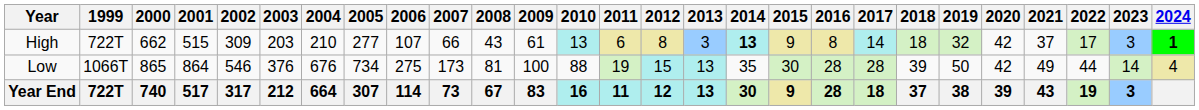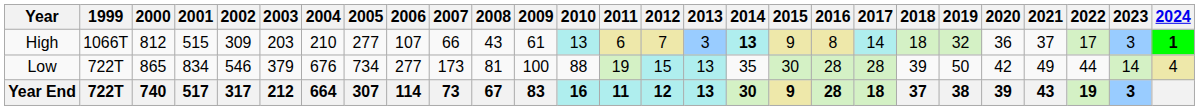(106, 42) 722T -> (106, 42) 1066T
(153, 42) 662 -> (153, 42) 812
(663, 42) 8 -> (663, 42) 7
(1003, 42) 42 -> (1003, 42) 36
(106, 67) 1066T -> (106, 67) 722T
(196, 67) 864 -> (196, 67) 834
(281, 67) 376 -> (281, 67) 379
(408, 67) 275 -> (408, 67) 277
